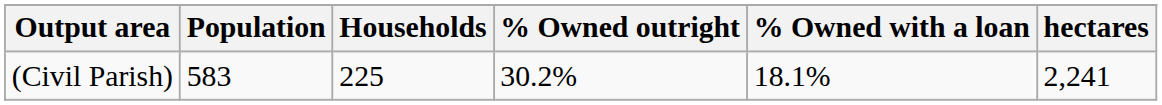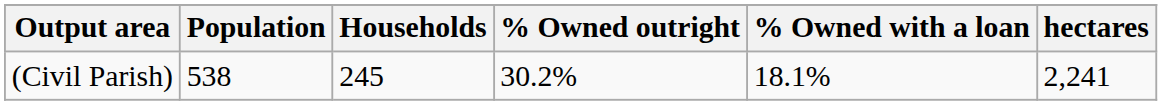(209, 75) 583 -> (209, 75) 538
(362, 75) 225 -> (362, 75) 245
